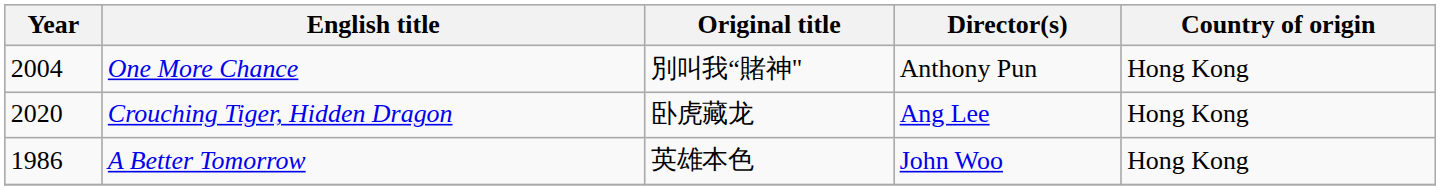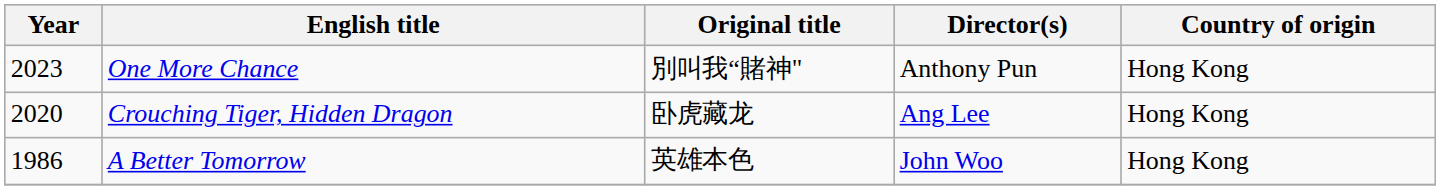(37, 68) 2004 -> (37, 68) 2023
